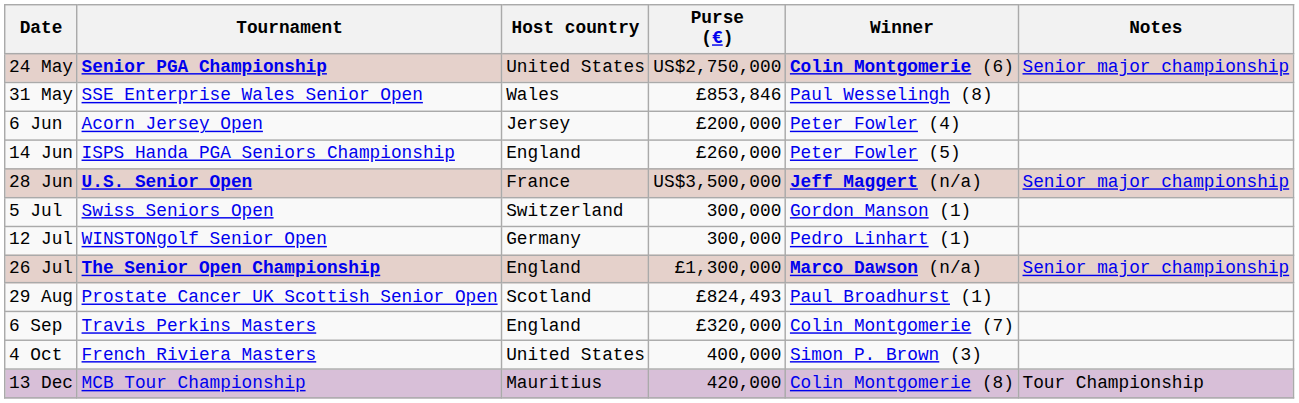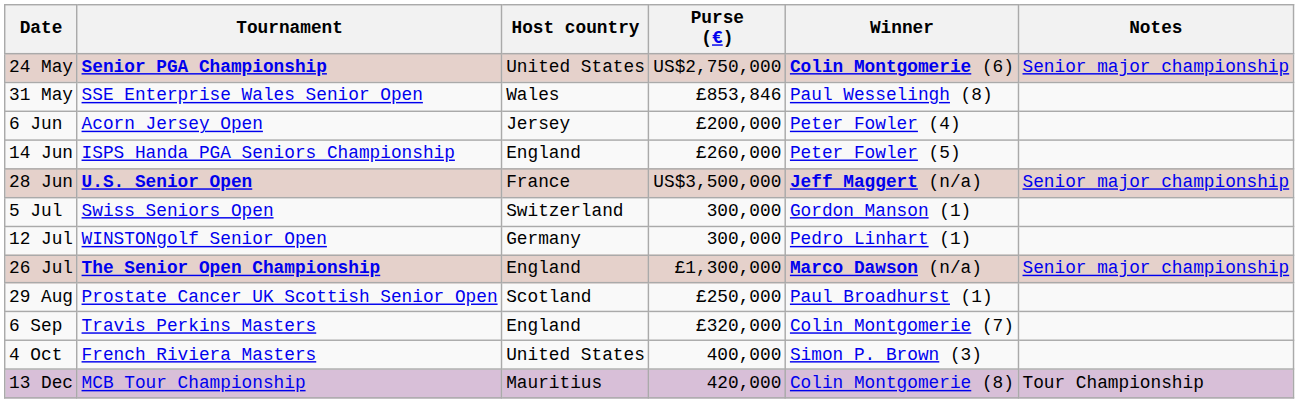(739, 298) £824,493 -> (739, 298) £250,000
